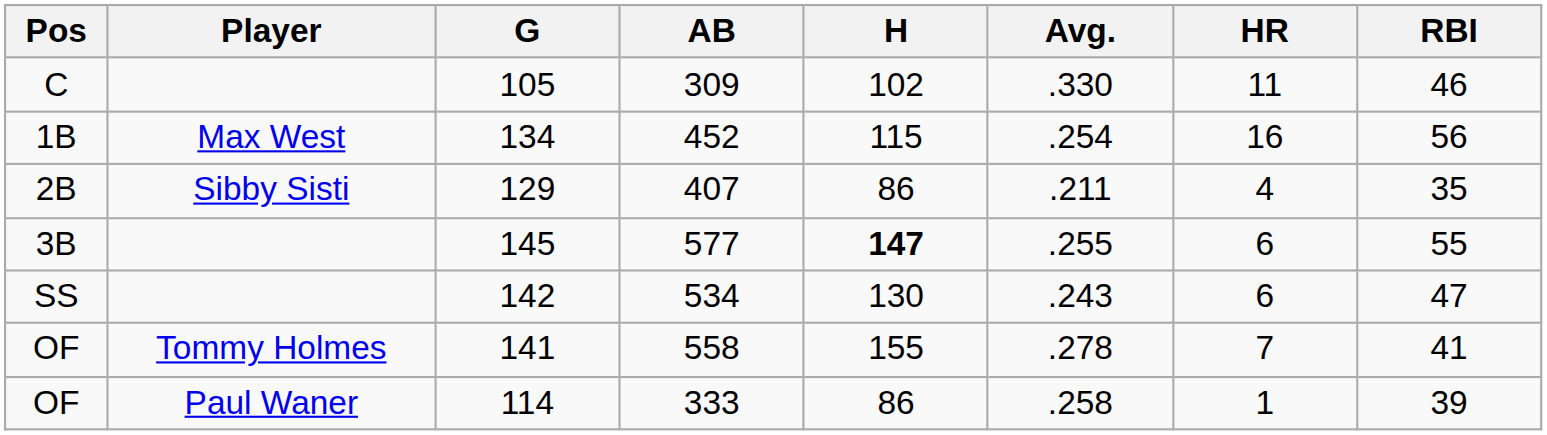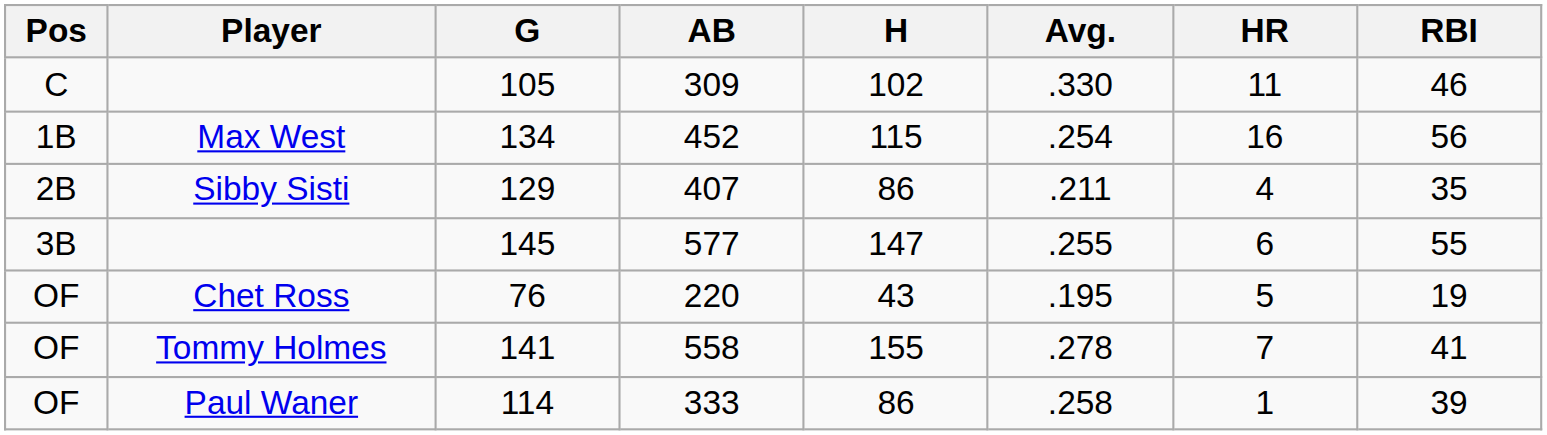(896, 243) bold -> (896, 243) normal
- row: (527, 296)
+ row: (527, 296)
